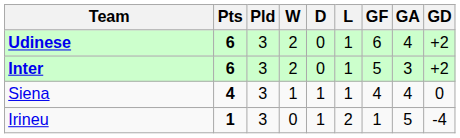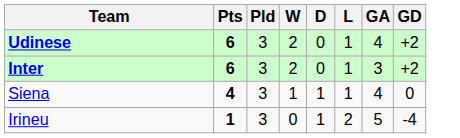- column: (377, 17)
